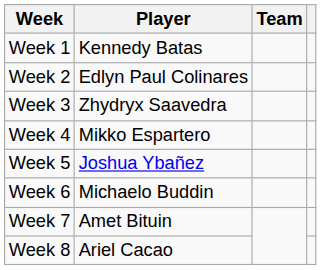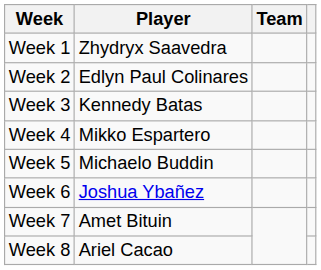(141, 47) Kennedy Batas -> (153, 47) Zhydryx Saavedra
(153, 105) Zhydryx Saavedra -> (141, 105) Kennedy Batas
(141, 163) Joshua Ybañez -> (146, 163) Michaelo Buddin
(146, 192) Michaelo Buddin -> (141, 192) Joshua Ybañez
